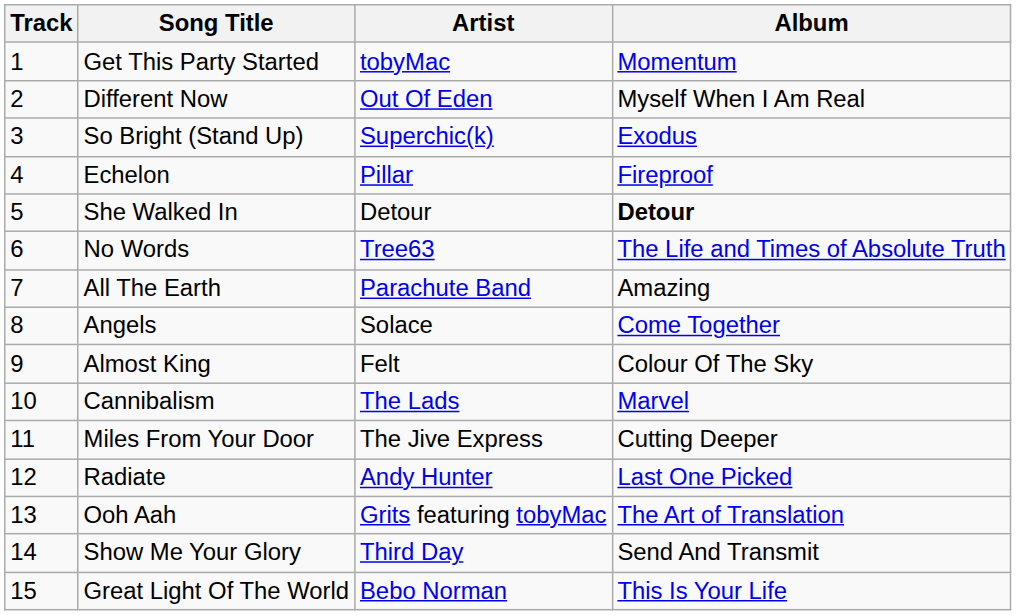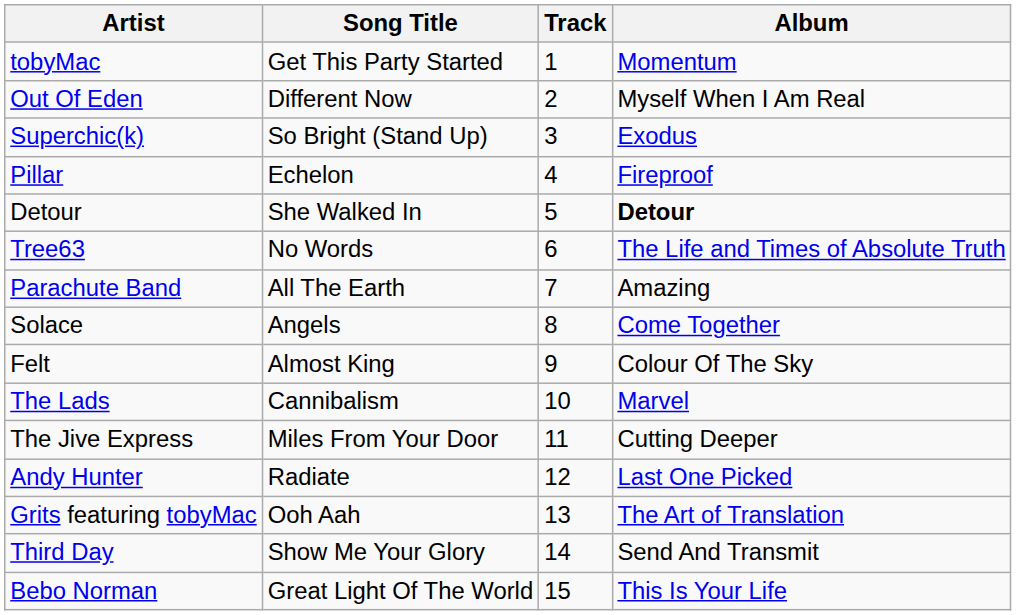columns swapped: (41, 23) <-> (483, 23)
